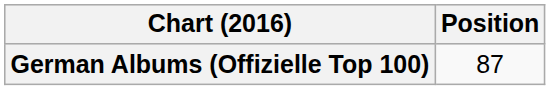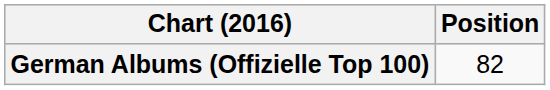(490, 63) 87 -> (490, 63) 82
